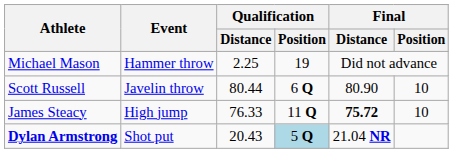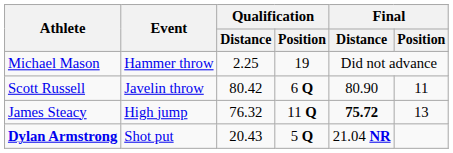(246, 88) 80.44 -> (246, 88) 80.42
(421, 88) 10 -> (421, 88) 11
(246, 112) 76.33 -> (246, 112) 76.32
(421, 112) 10 -> (421, 112) 13
(302, 136) lightblue background -> (302, 136) no background
